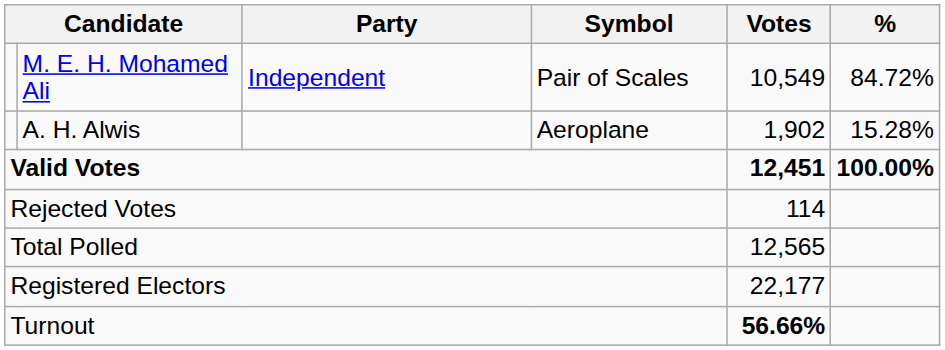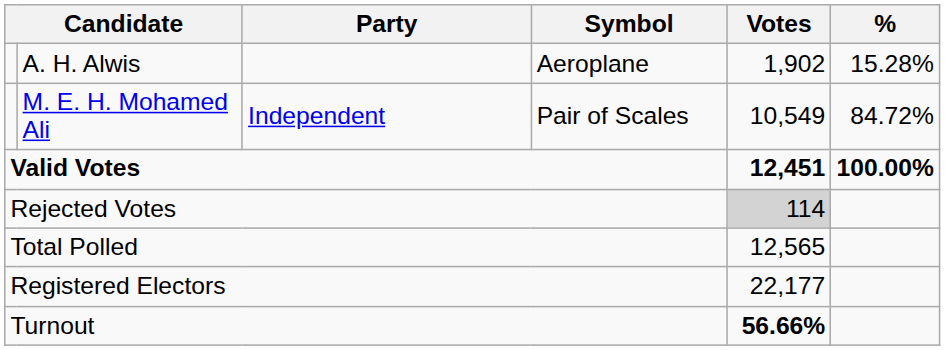rows swapped: (125, 76) <-> (81, 129)
(806, 208) no background -> (806, 208) lightgrey background
